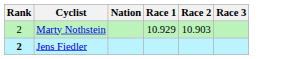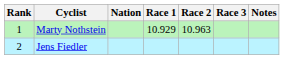+ column: (264, 12)
(19, 29) 2 -> (19, 29) 1
(196, 29) 10.903 -> (196, 29) 10.963
(19, 46) bold -> (19, 46) normal
